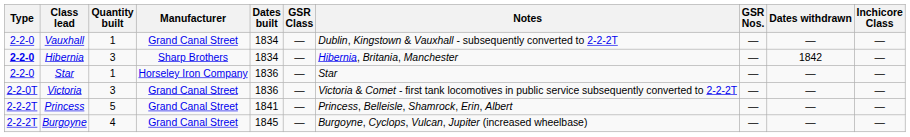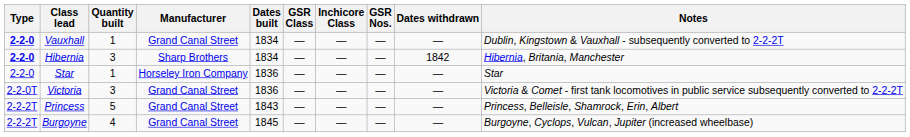columns swapped: (880, 18) <-> (528, 18)
(22, 40) normal -> (22, 40) bold
(267, 106) 1841 -> (267, 106) 1843
